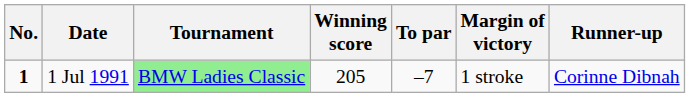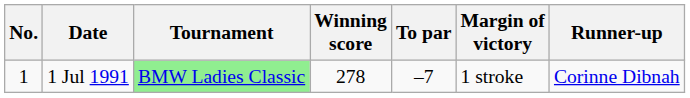(24, 76) bold -> (24, 76) normal
(351, 76) 205 -> (351, 76) 278
